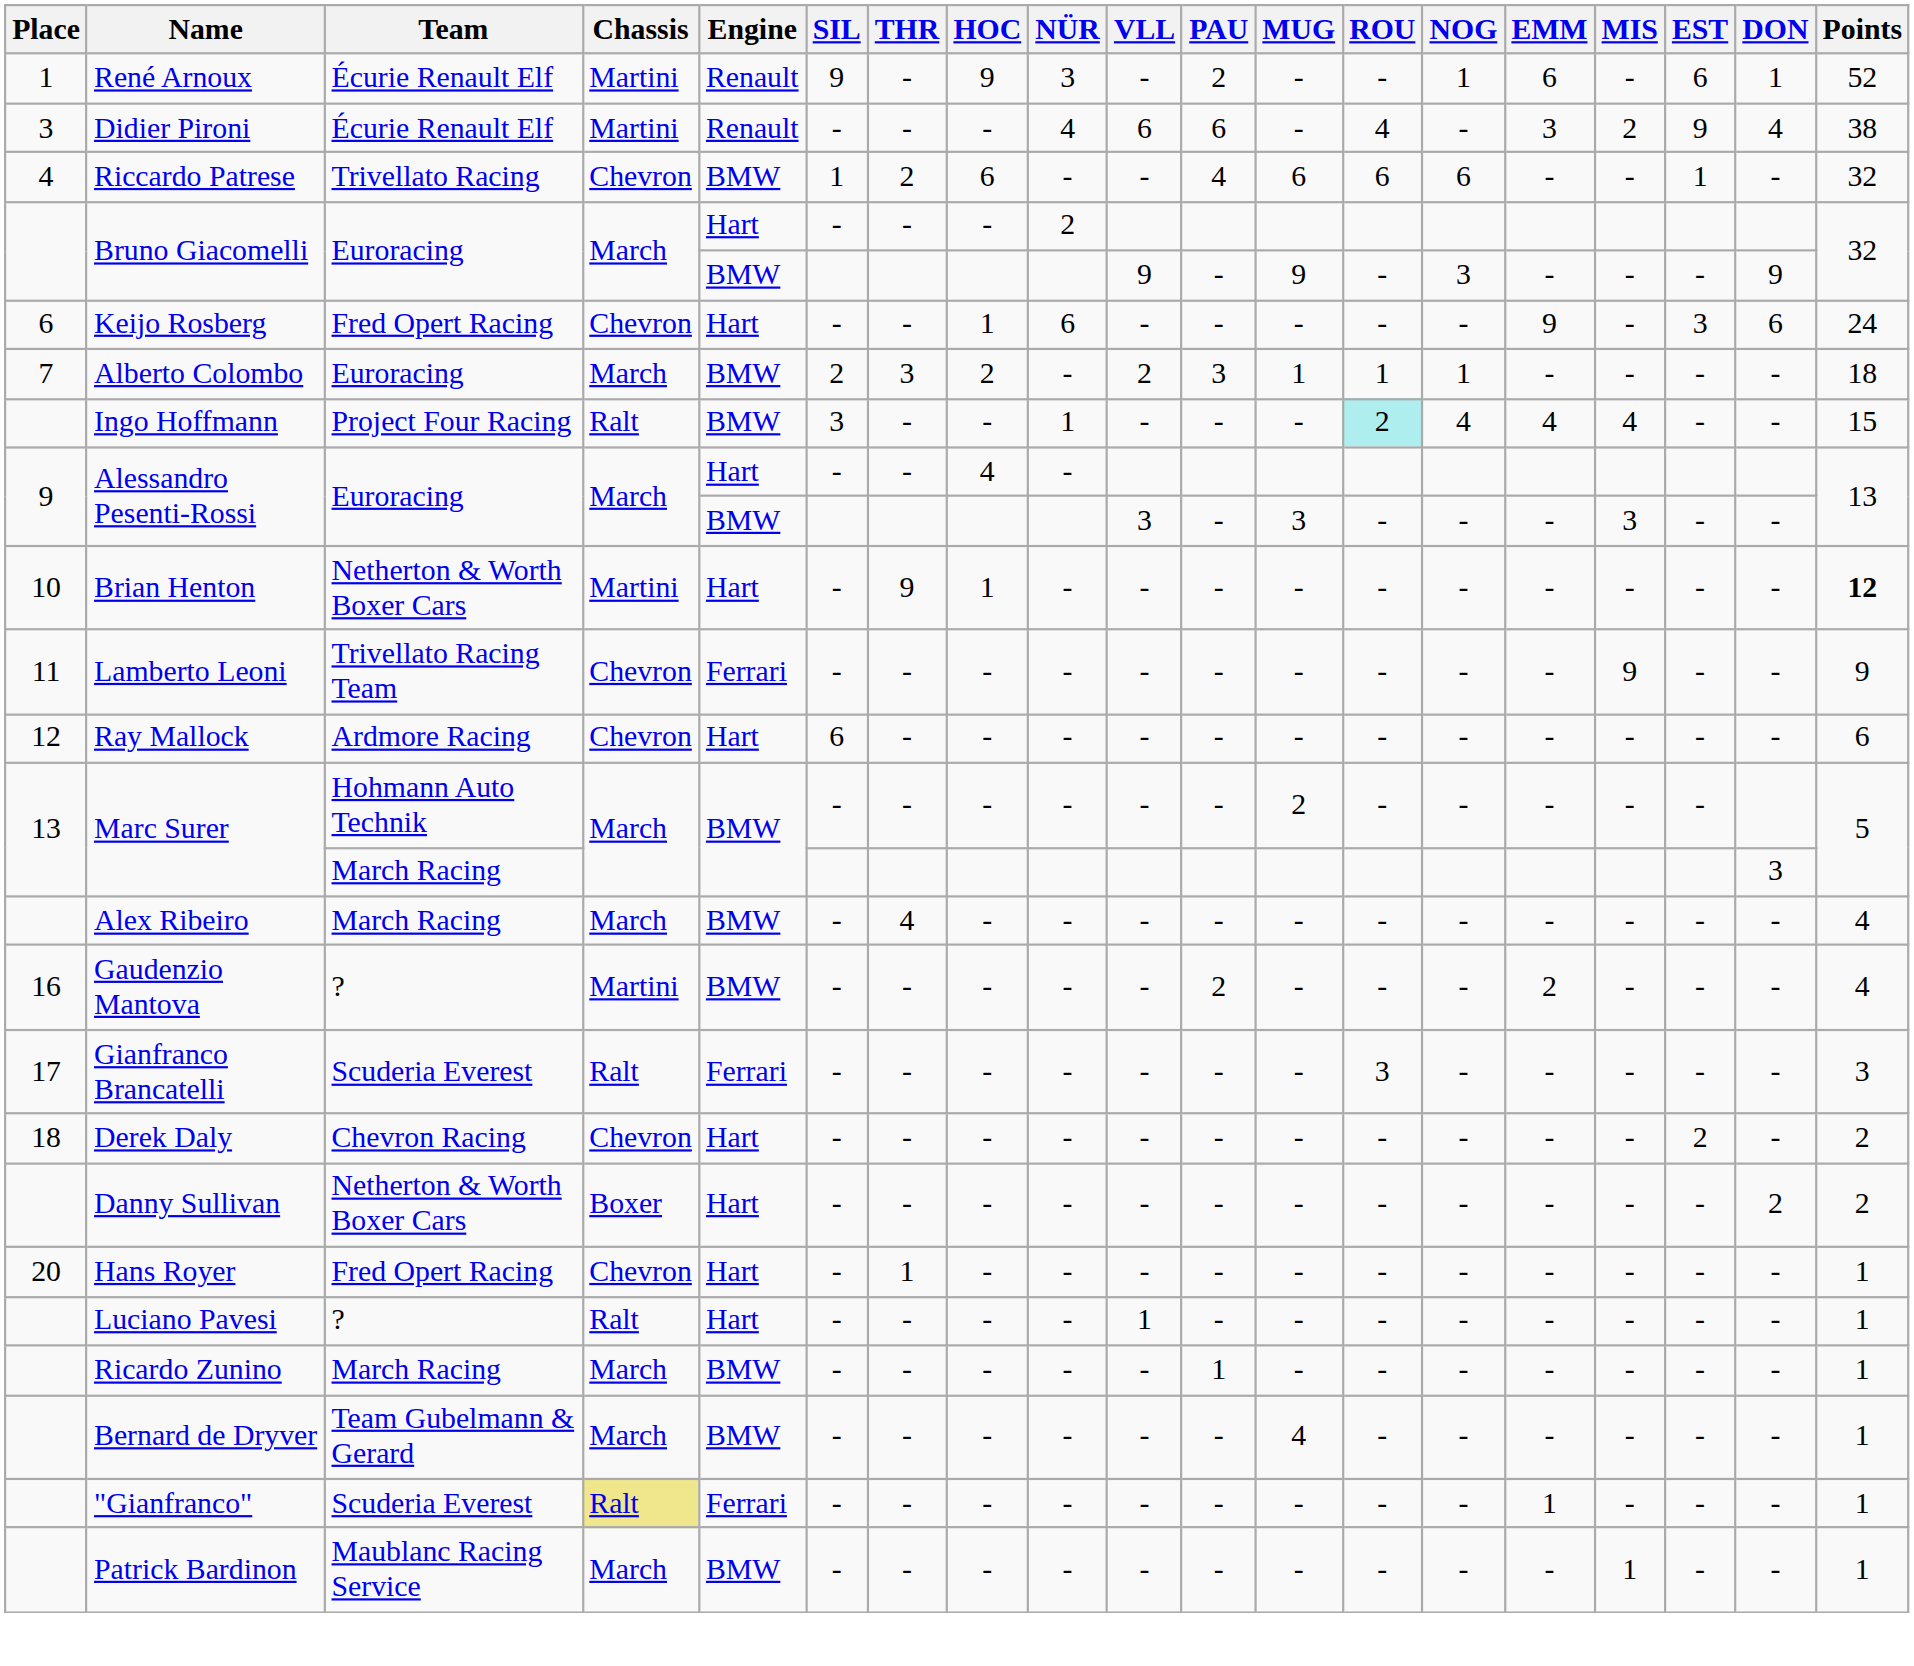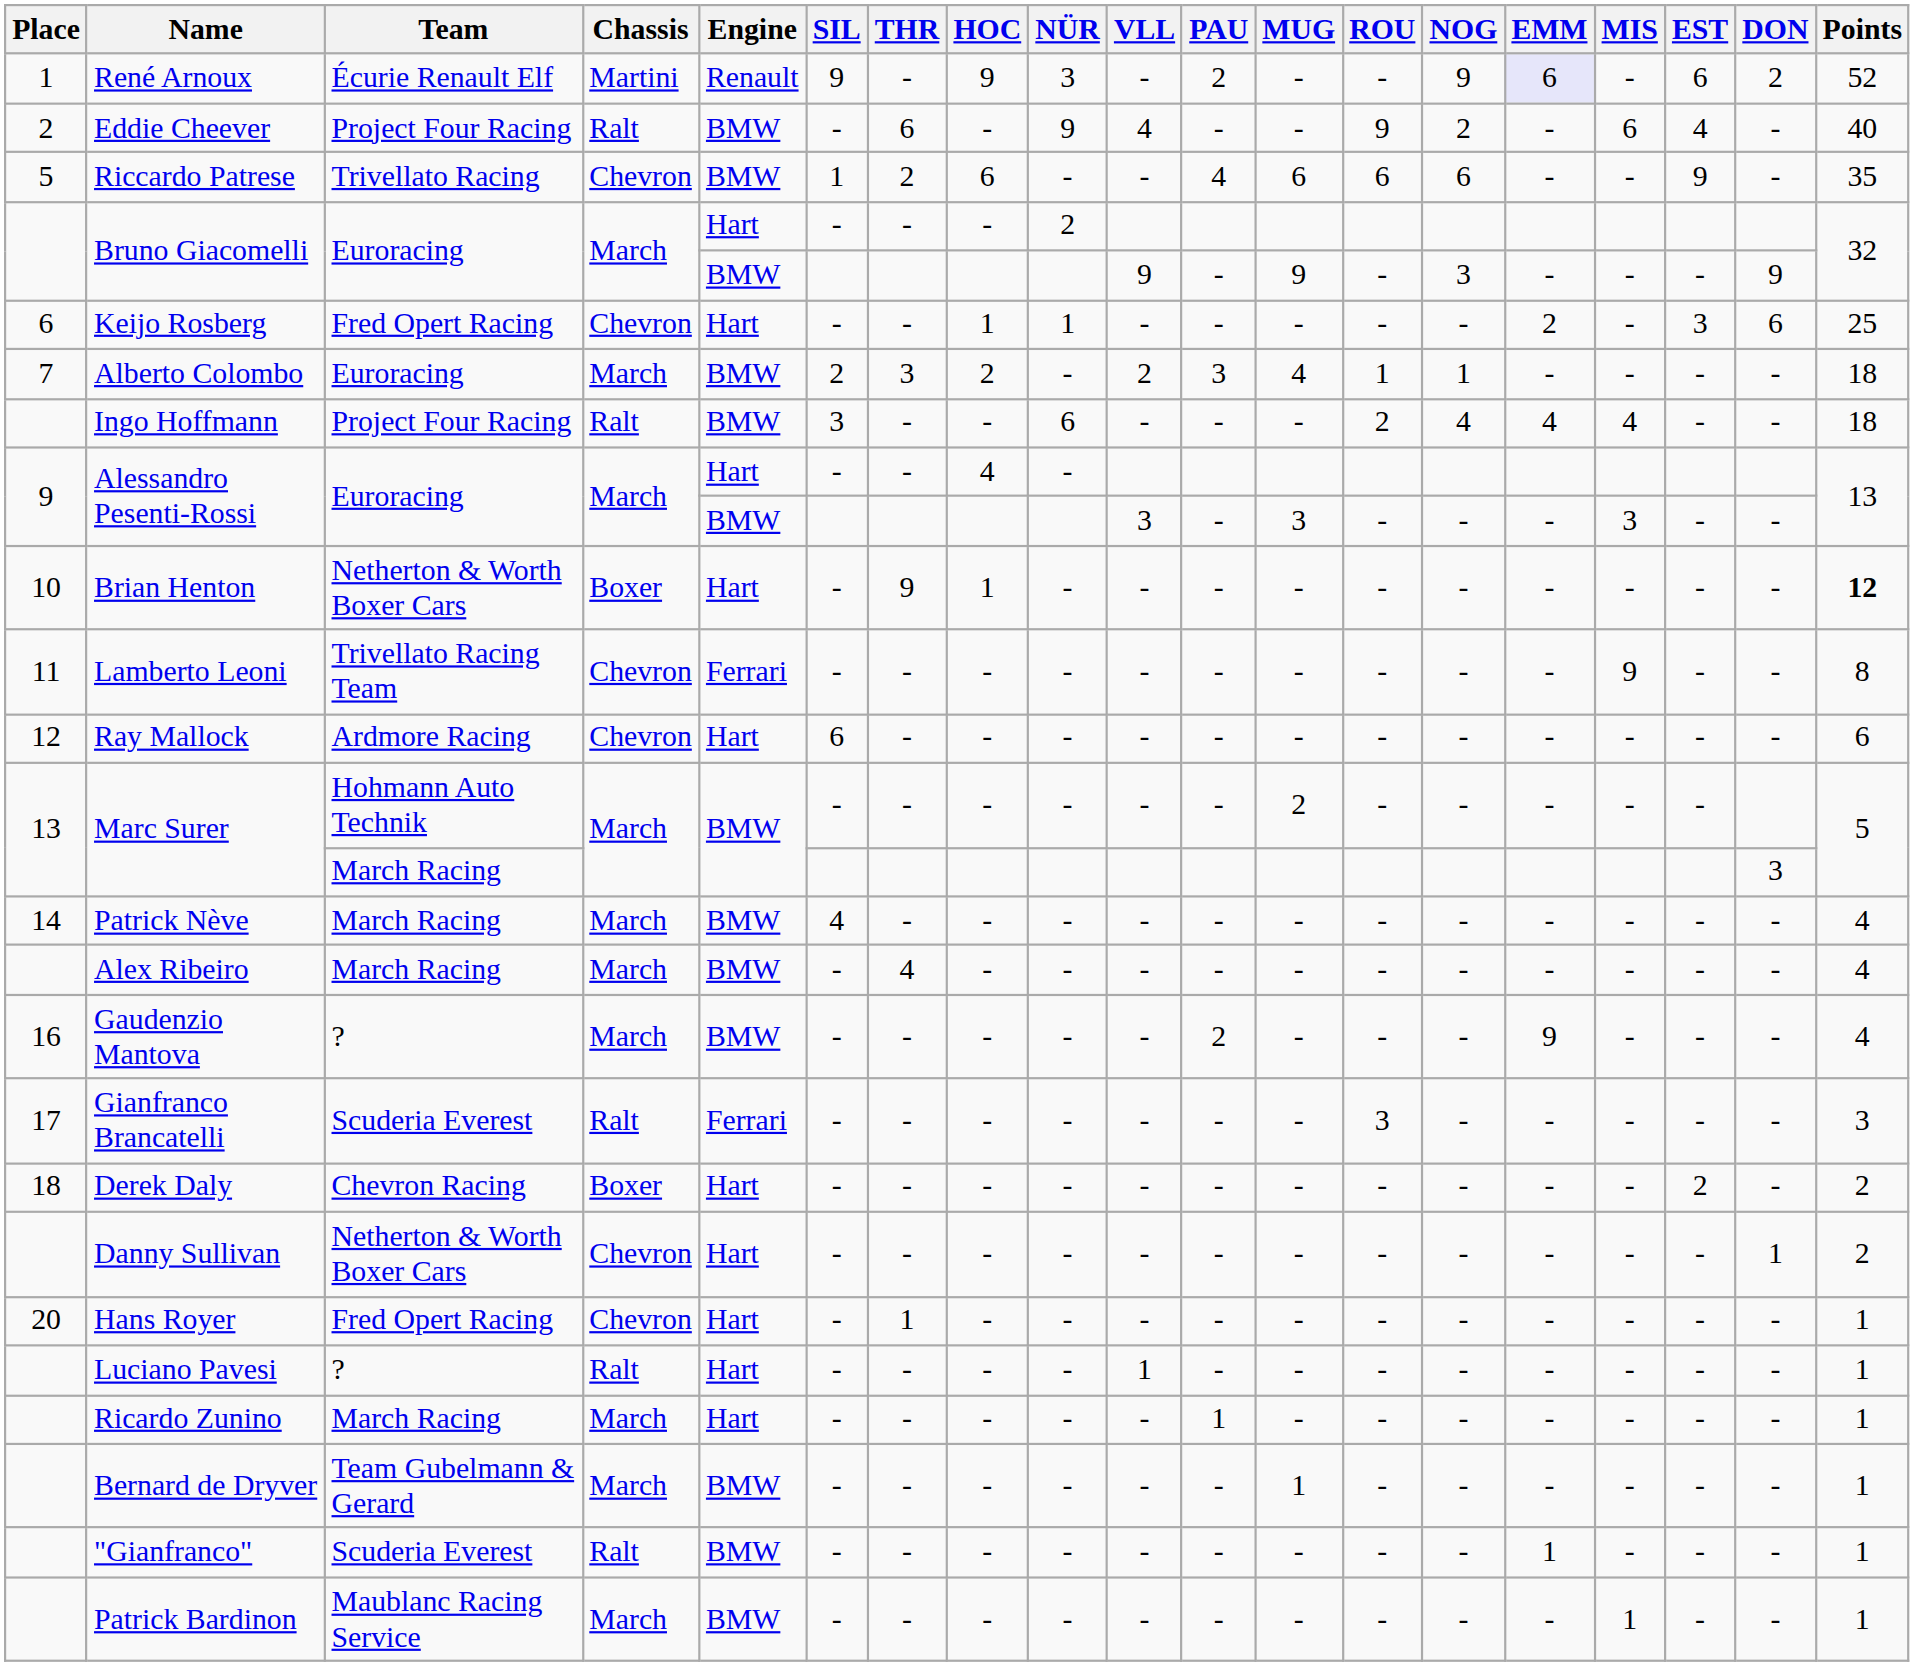(1463, 77) 1 -> (1463, 77) 9
(1549, 77) no background -> (1549, 77) lavender background
(1775, 77) 1 -> (1775, 77) 2
+ row: (182, 126)
- row: (172, 126)
(46, 176) 4 -> (46, 176) 5
(1700, 176) 1 -> (1700, 176) 9
(1862, 176) 32 -> (1862, 176) 35
(1068, 323) 6 -> (1068, 323) 1
(1549, 323) 9 -> (1549, 323) 2
(1862, 323) 24 -> (1862, 323) 25
(1299, 372) 1 -> (1299, 372) 4
(1068, 421) 1 -> (1068, 421) 6
(1382, 421) paleturquoise background -> (1382, 421) no background
(1862, 421) 15 -> (1862, 421) 18
(634, 586) Martini -> (626, 586) Boxer
(1862, 670) 9 -> (1862, 670) 8
+ row: (171, 919)
(634, 986) Martini -> (628, 1035) March
(1549, 986) 2 -> (1549, 1035) 9
(641, 1137) Chevron -> (626, 1186) Boxer
(626, 1204) Boxer -> (641, 1253) Chevron
(1775, 1204) 2 -> (1775, 1253) 1
(743, 1369) BMW -> (732, 1418) Hart
(1299, 1435) 4 -> (1299, 1484) 1
(614, 1502) khaki background -> (614, 1551) no background
(746, 1502) Ferrari -> (743, 1551) BMW
